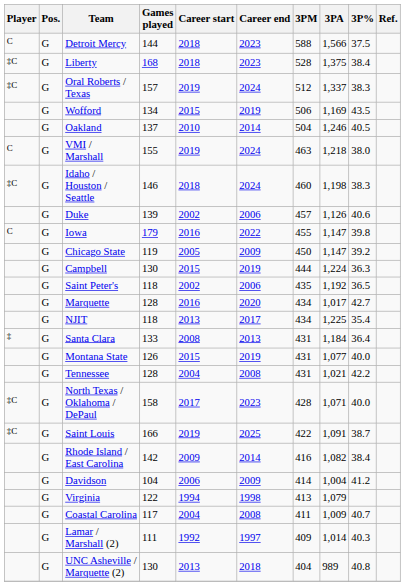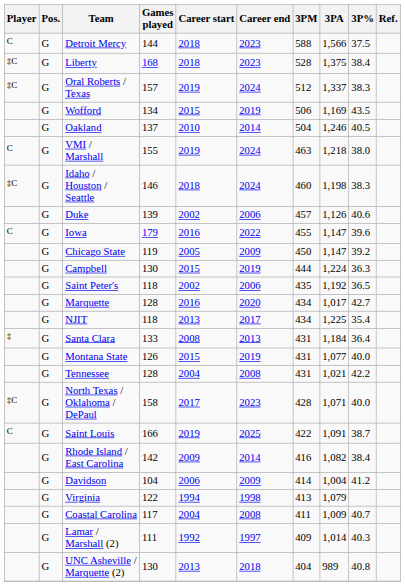(361, 233) 39.8 -> (361, 233) 39.6
(12, 431) ‡C -> (10, 431) C
